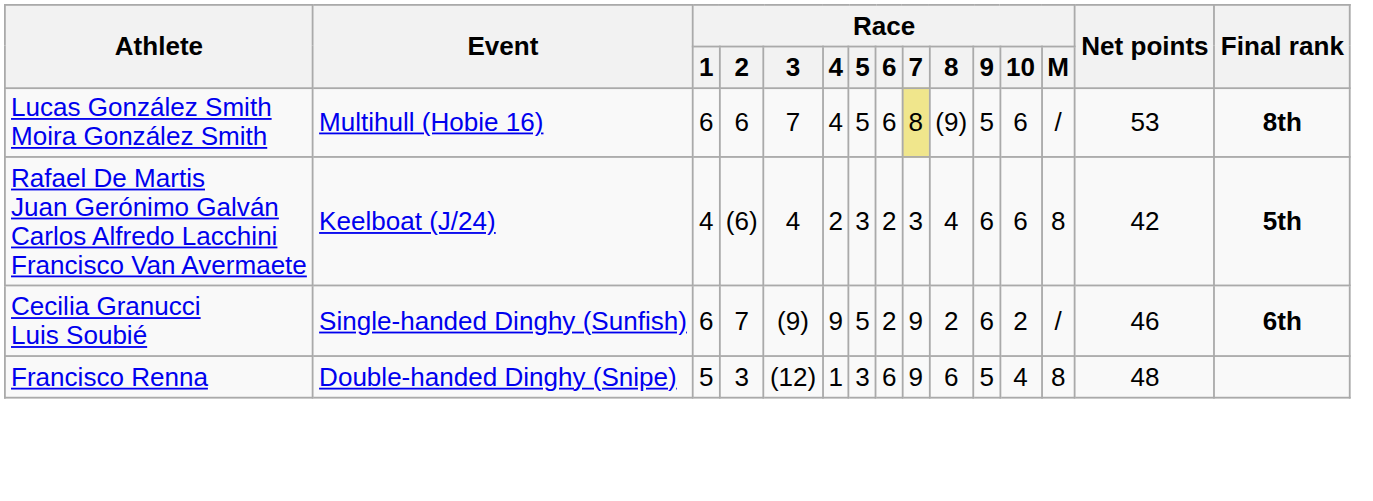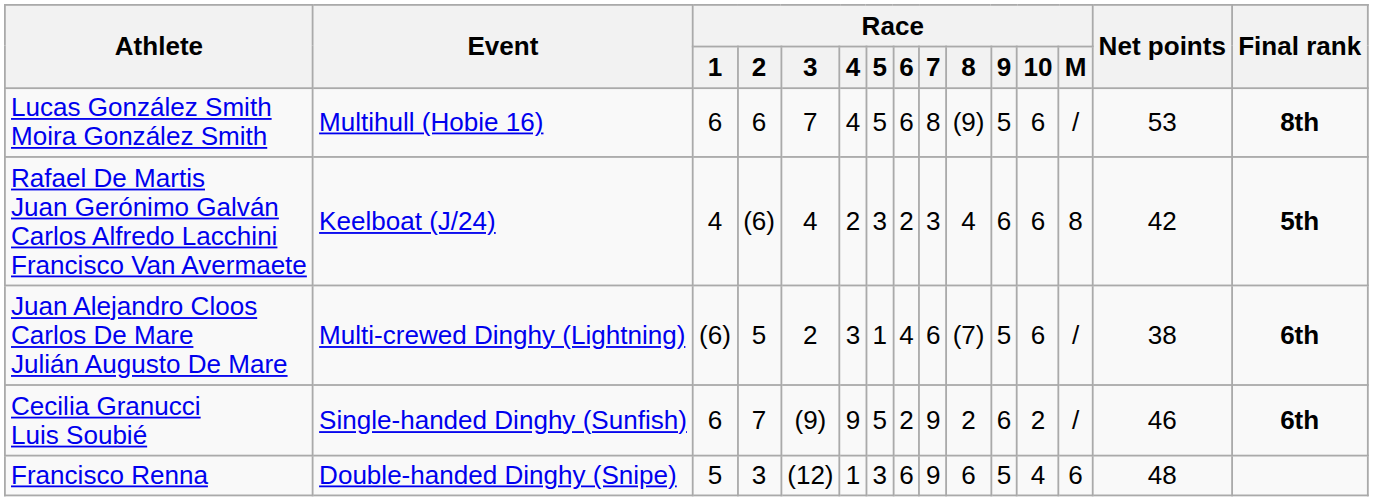(916, 123) khaki background -> (933, 123) no background
+ row: (149, 335)
(1058, 377) 8 -> (1076, 476) 6
